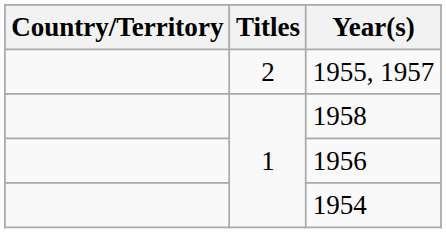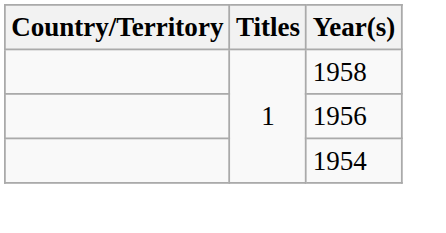- row: (373, 71)
